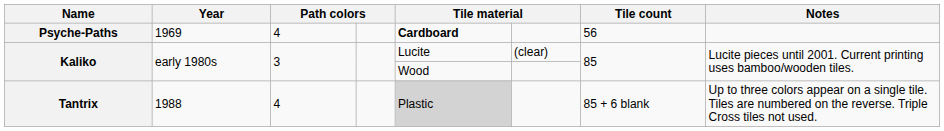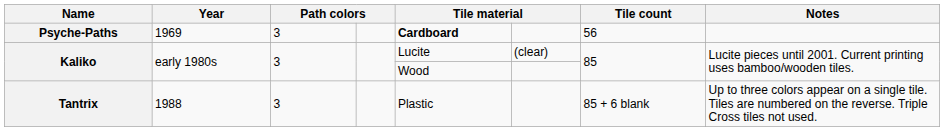(277, 33) 4 -> (277, 33) 3
(277, 103) 4 -> (277, 103) 3
(416, 103) lightgrey background -> (416, 103) no background
